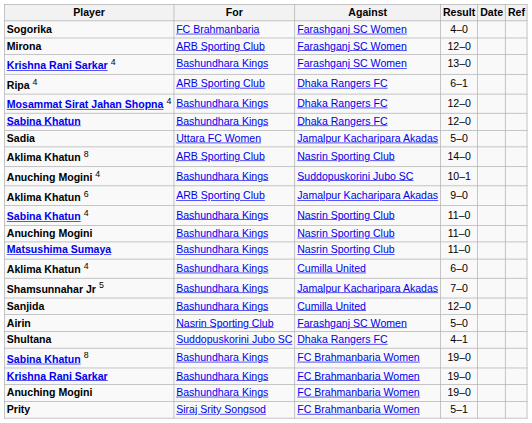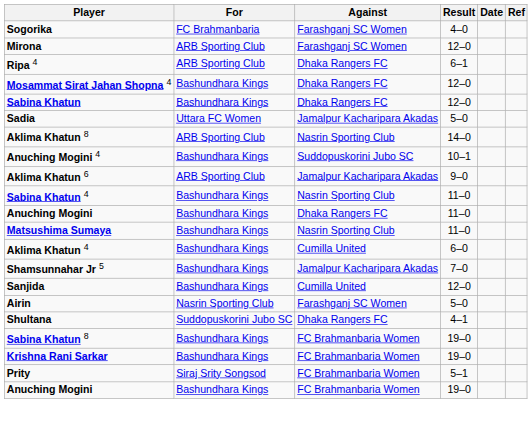- row: (61, 64)
(346, 233) Nasrin Sporting Club -> (342, 214) Dhaka Rangers FC
rows swapped: (50, 393) <-> (19, 409)
